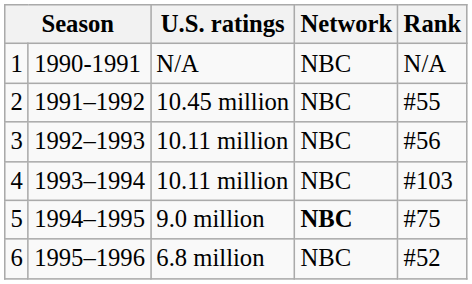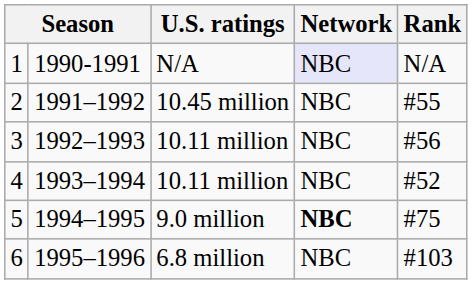(326, 63) no background -> (326, 63) lavender background
(428, 180) #103 -> (422, 180) #52
(422, 258) #52 -> (428, 258) #103
